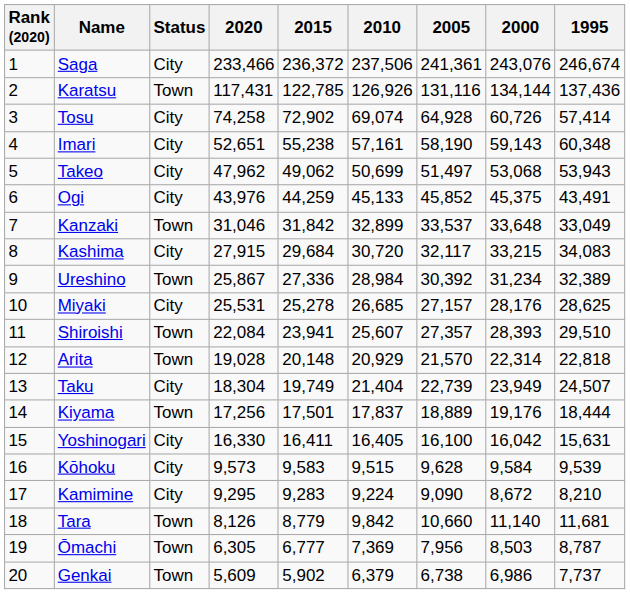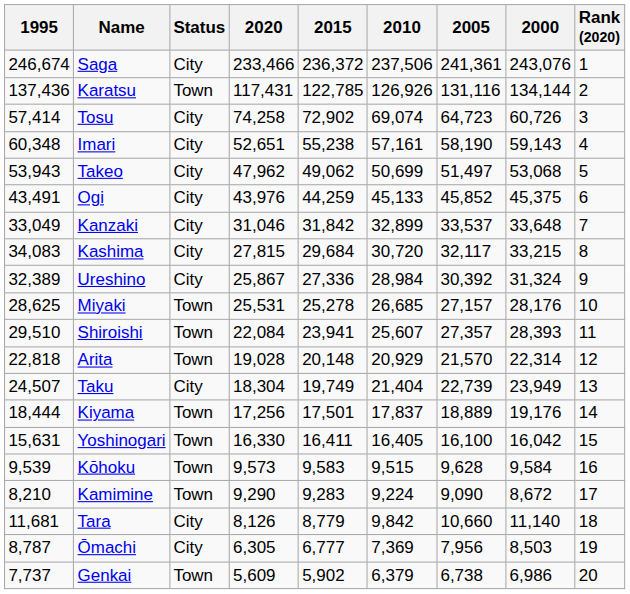columns swapped: (29, 27) <-> (590, 27)
(447, 117) 64,928 -> (466, 117) 64,723
(173, 225) Town -> (188, 225) City
(239, 252) 27,915 -> (259, 252) 27,815
(173, 279) Town -> (188, 279) City
(516, 279) 31,234 -> (536, 279) 31,324
(168, 306) City -> (193, 306) Town
(168, 440) City -> (193, 440) Town
(168, 467) City -> (193, 467) Town
(168, 494) City -> (193, 494) Town
(234, 494) 9,295 -> (254, 494) 9,290
(173, 521) Town -> (188, 521) City
(173, 548) Town -> (188, 548) City
